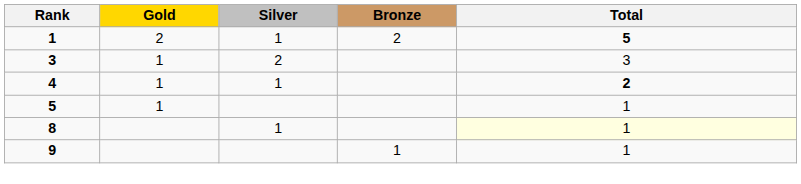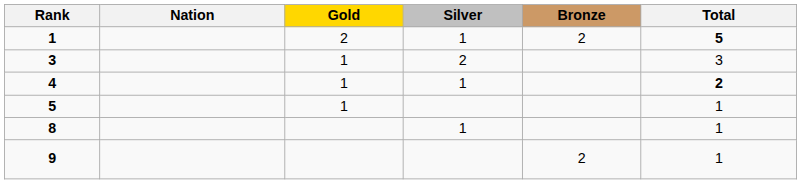+ column: (192, 15)
(627, 128) lightyellow background -> (719, 128) no background
(397, 151) 1 -> (582, 159) 2
